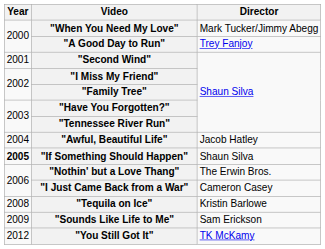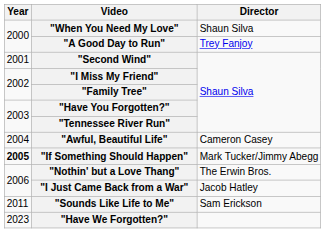(259, 28) Mark Tucker/Jimmy Abegg -> (227, 28) Shaun Silva
(229, 140) Jacob Hatley -> (236, 140) Cameron Casey
(227, 156) Shaun Silva -> (259, 156) Mark Tucker/Jimmy Abegg
(236, 188) Cameron Casey -> (229, 188) Jacob Hatley
- row: (114, 204)
(18, 220) 2009 -> (17, 204) 2011
- row: (114, 236)
+ row: (114, 220)
